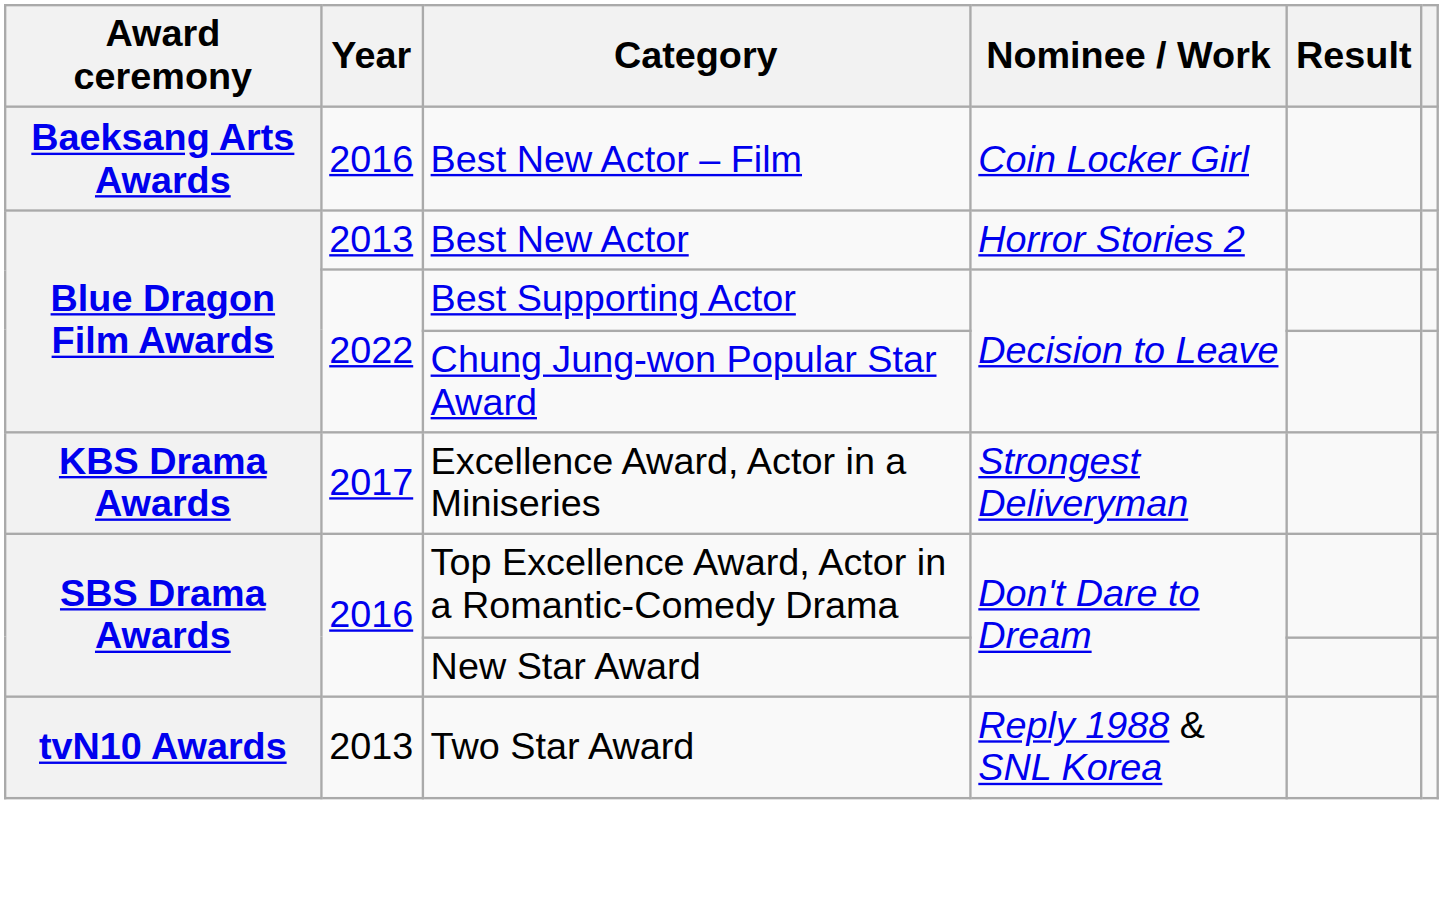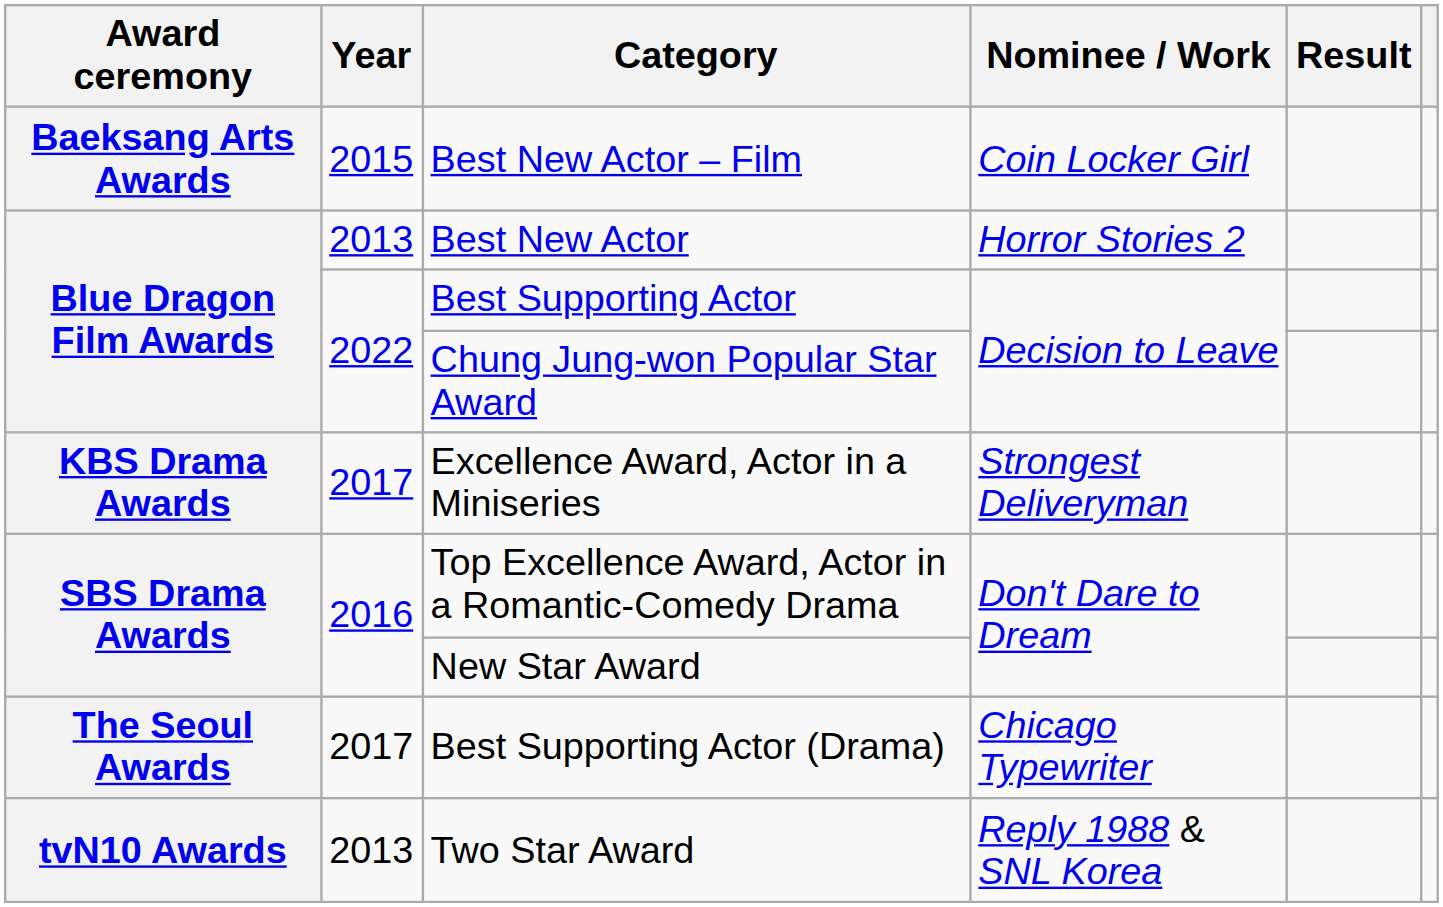(371, 158) 2016 -> (371, 158) 2015
+ row: (688, 747)
